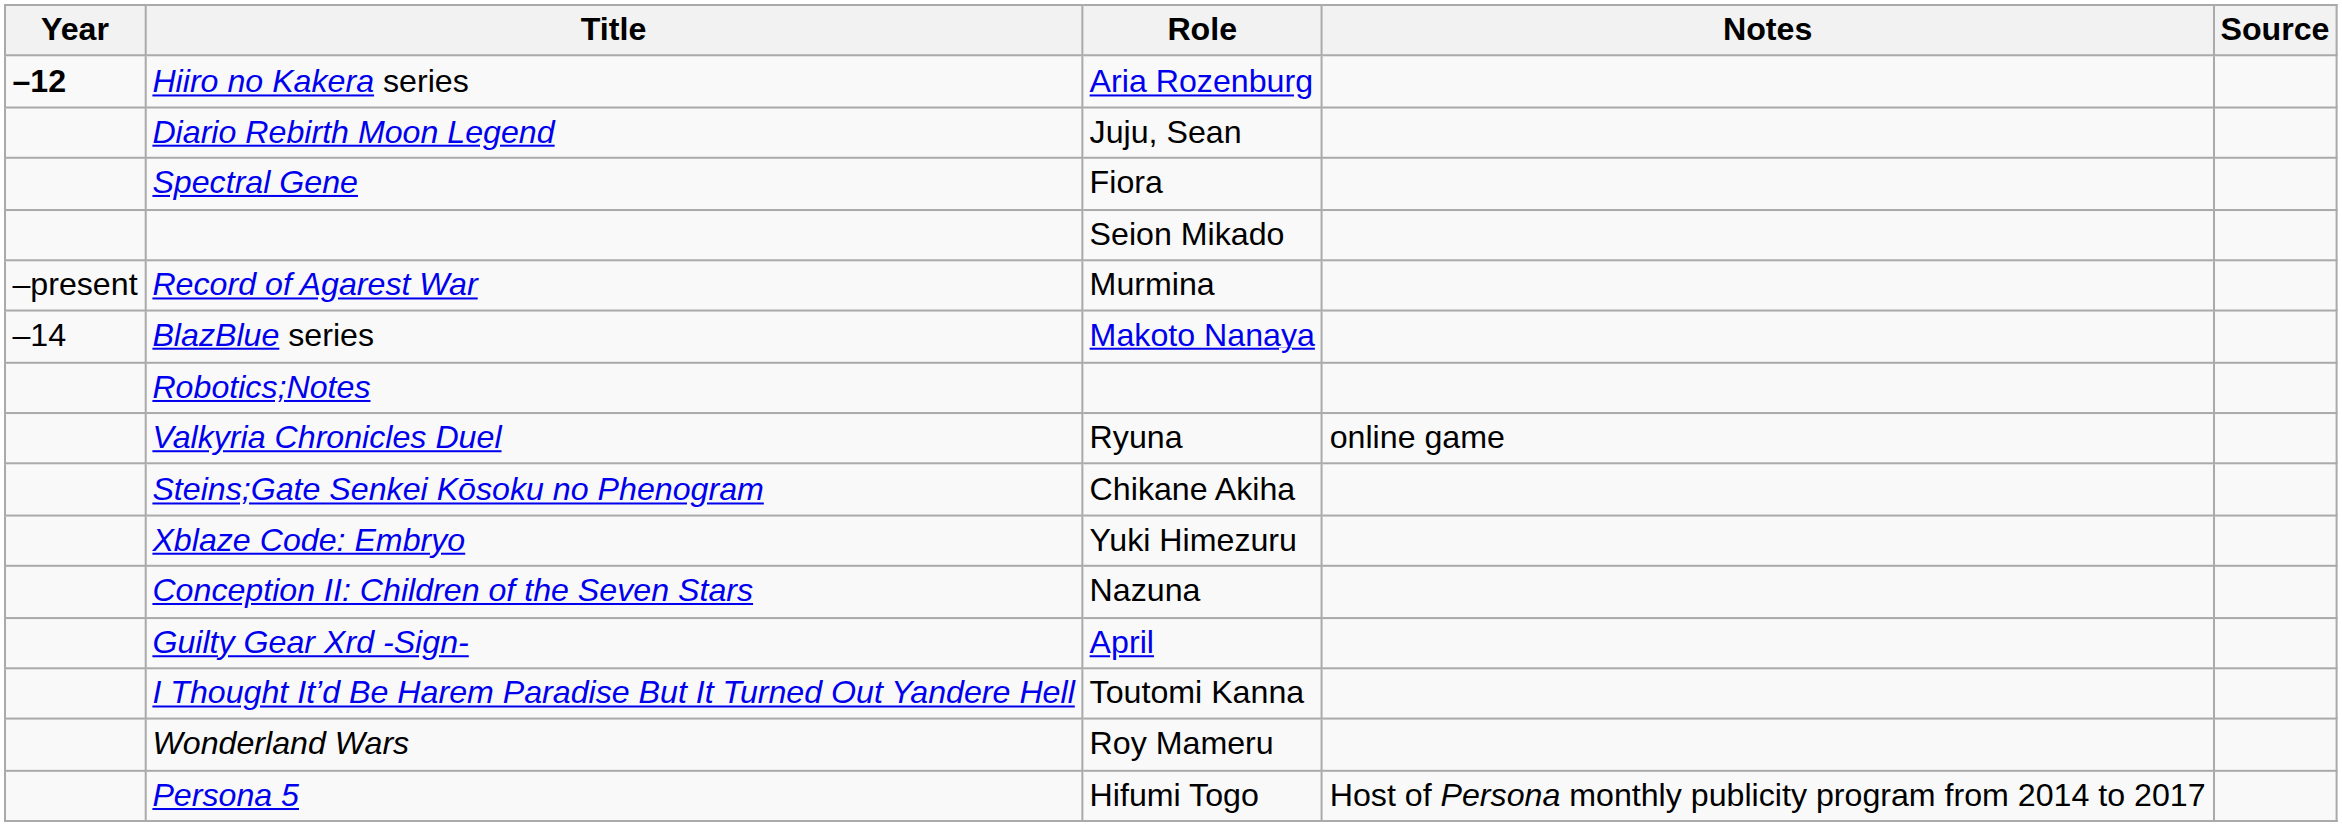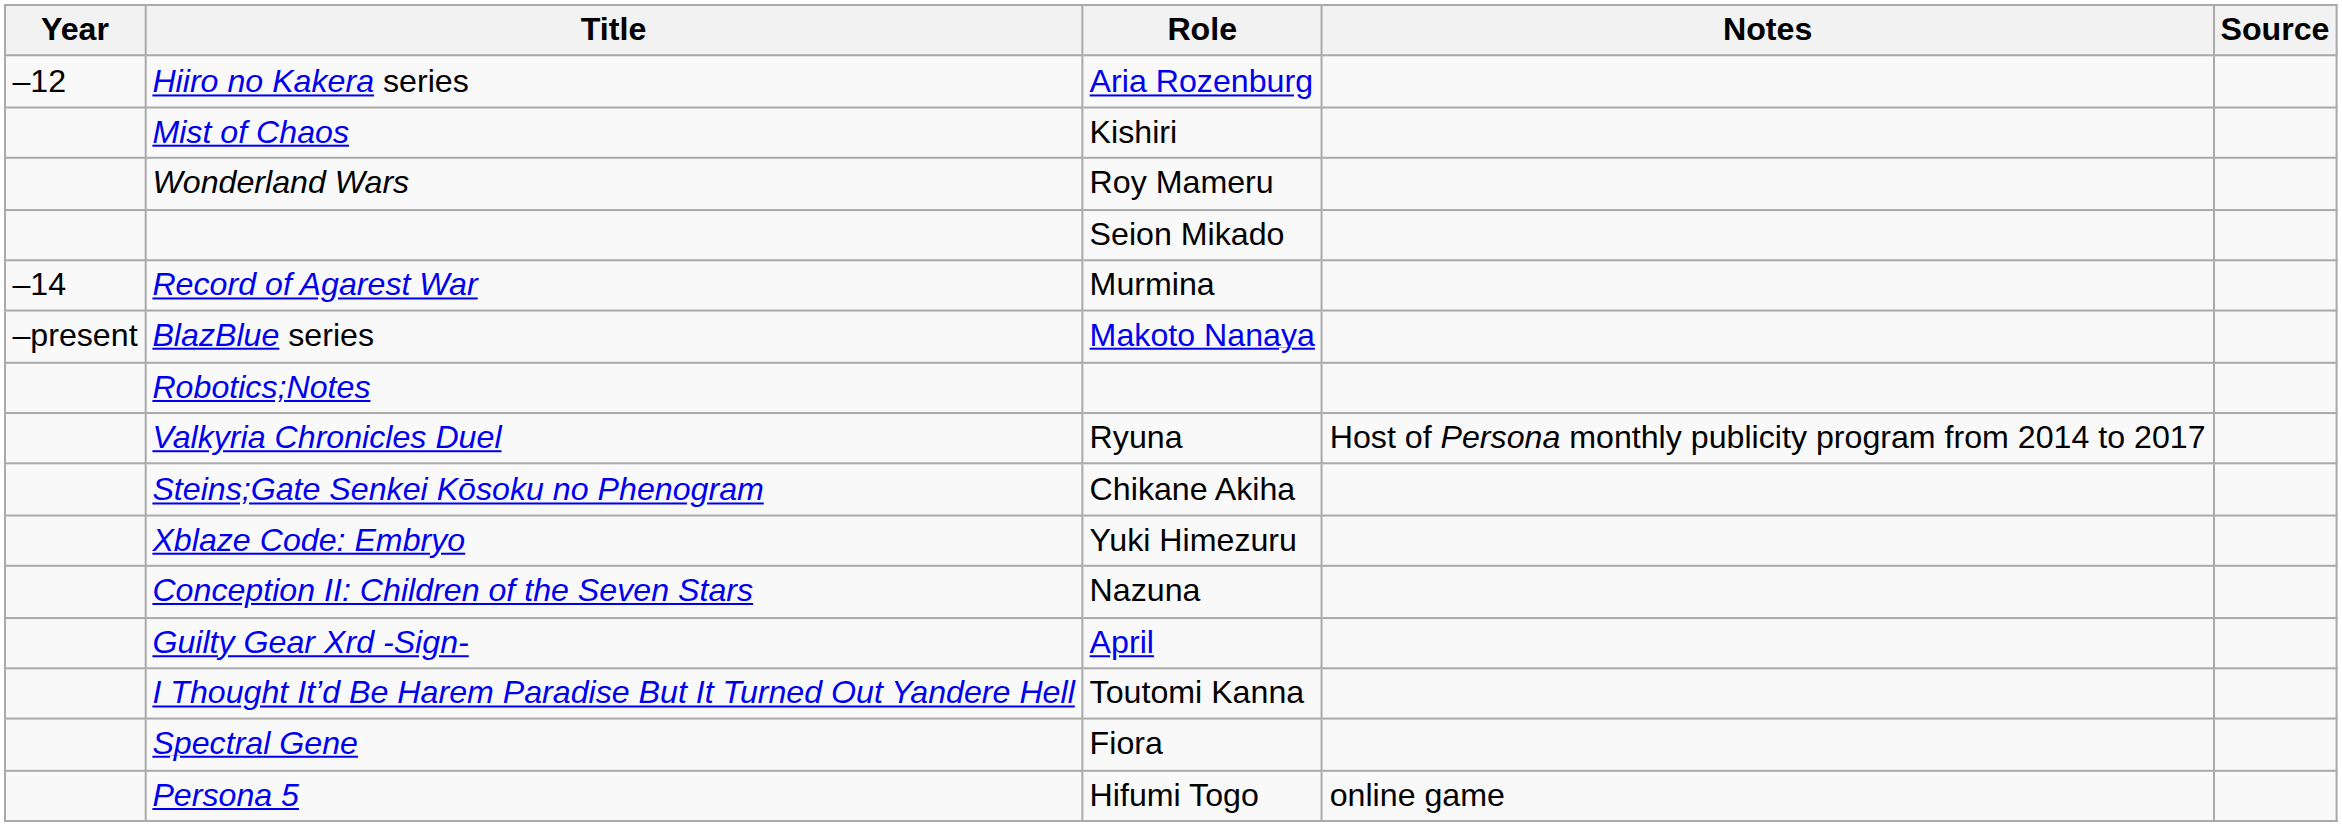(39, 81) bold -> (39, 81) normal
- row: (354, 132)
+ row: (251, 132)
rows swapped: (255, 183) <-> (281, 744)
(75, 285) –present -> (39, 285) –14
(39, 336) –14 -> (75, 336) –present
(1417, 438) online game -> (1768, 438) Host of Persona monthly publicity program from 2014 to 2017
(1768, 795) Host of Persona monthly publicity program from 2014 to 2017 -> (1417, 795) online game
